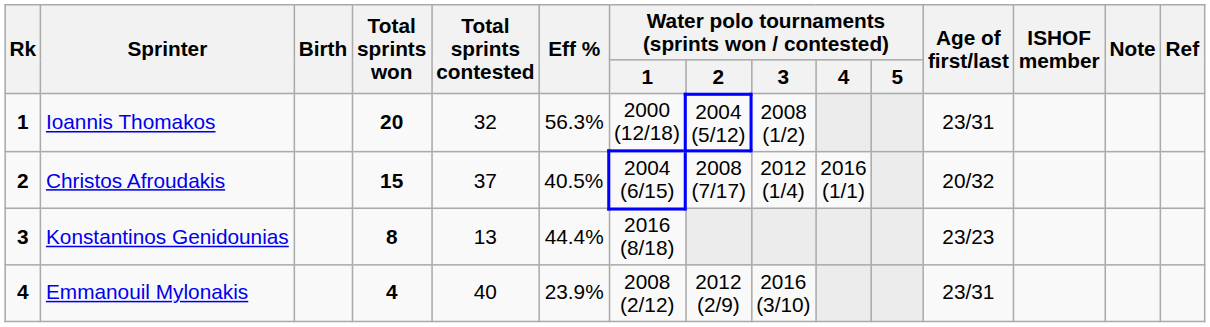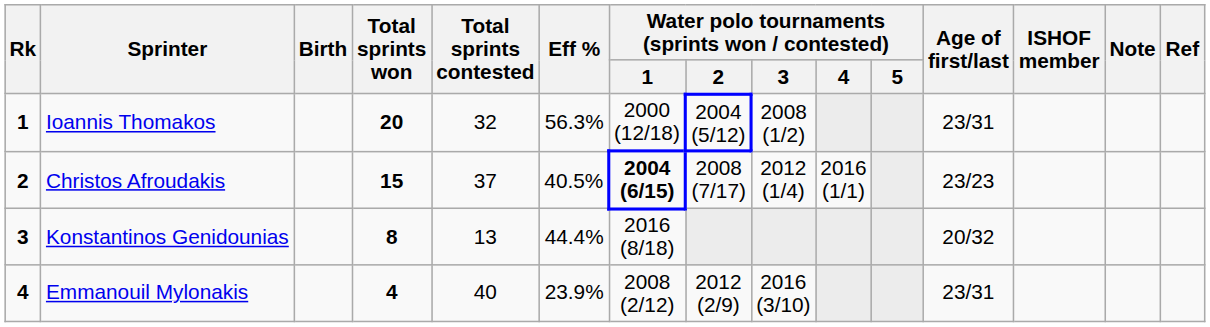(647, 180) normal -> (647, 180) bold
(968, 180) 20/32 -> (968, 180) 23/23
(968, 236) 23/23 -> (968, 236) 20/32
